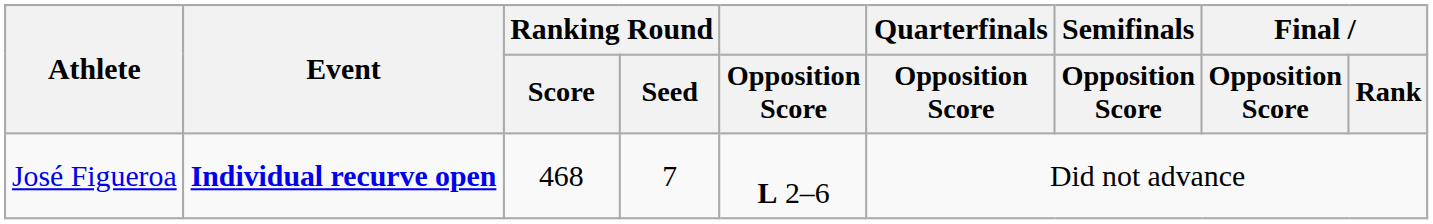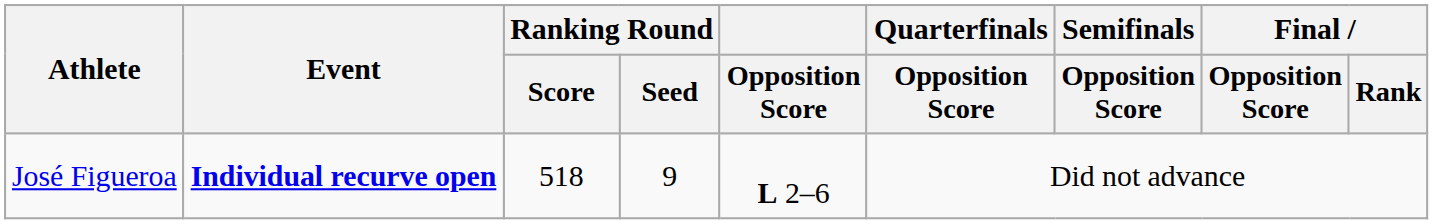(561, 175) 468 -> (561, 175) 518
(670, 175) 7 -> (670, 175) 9
